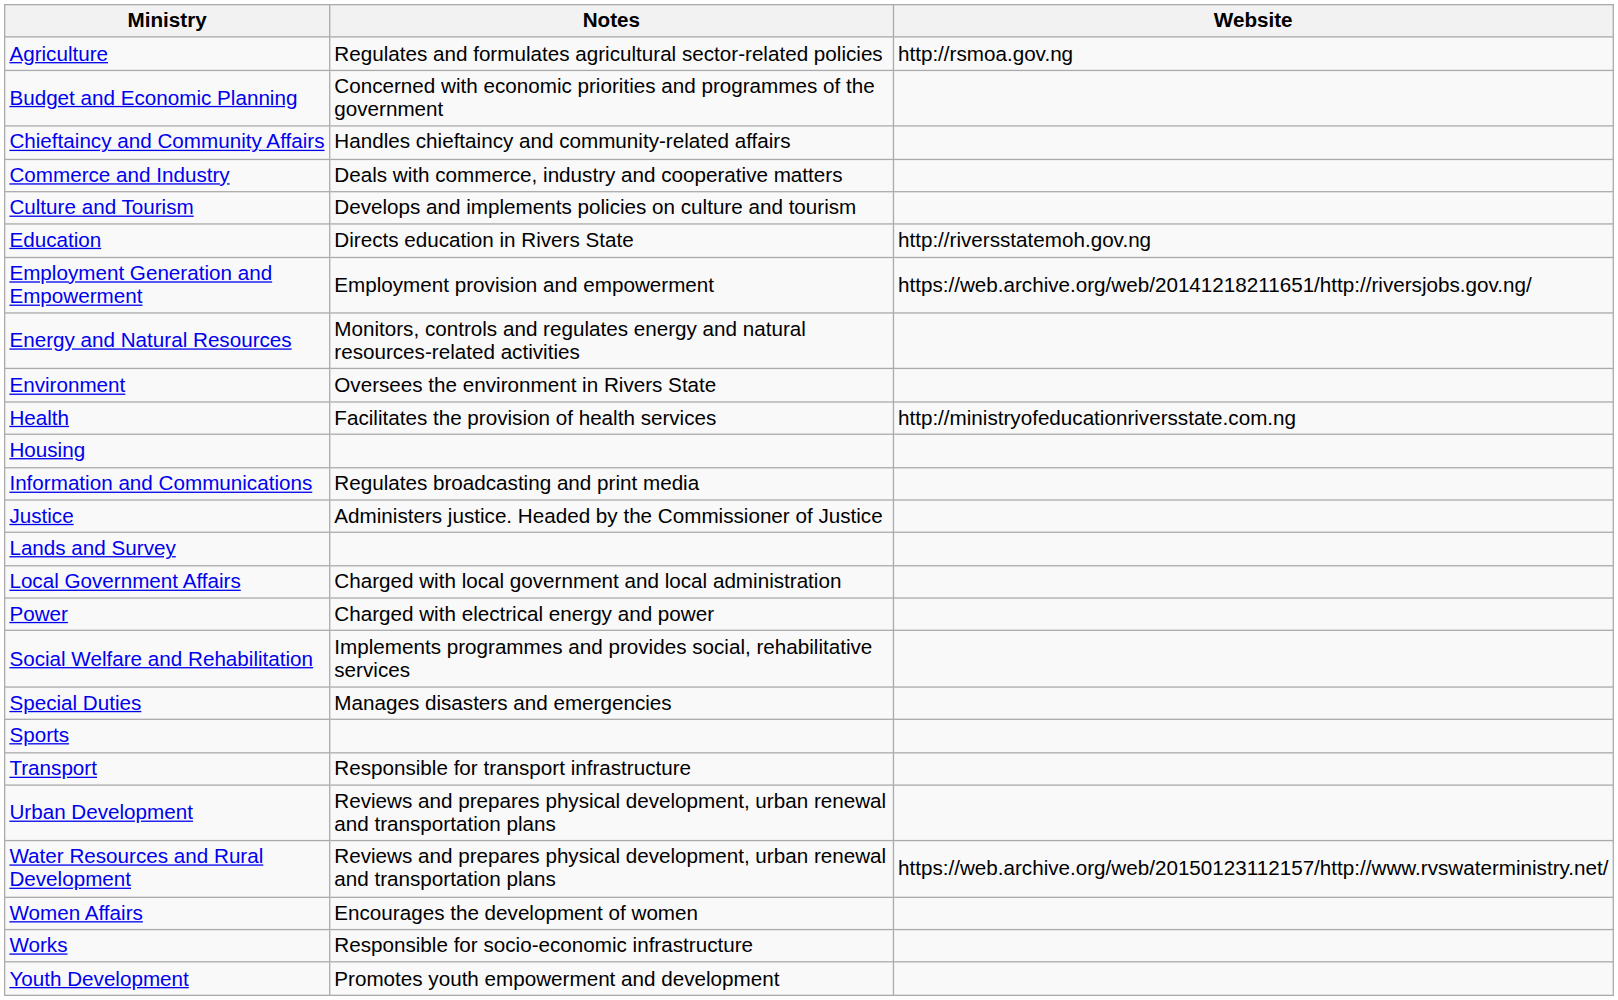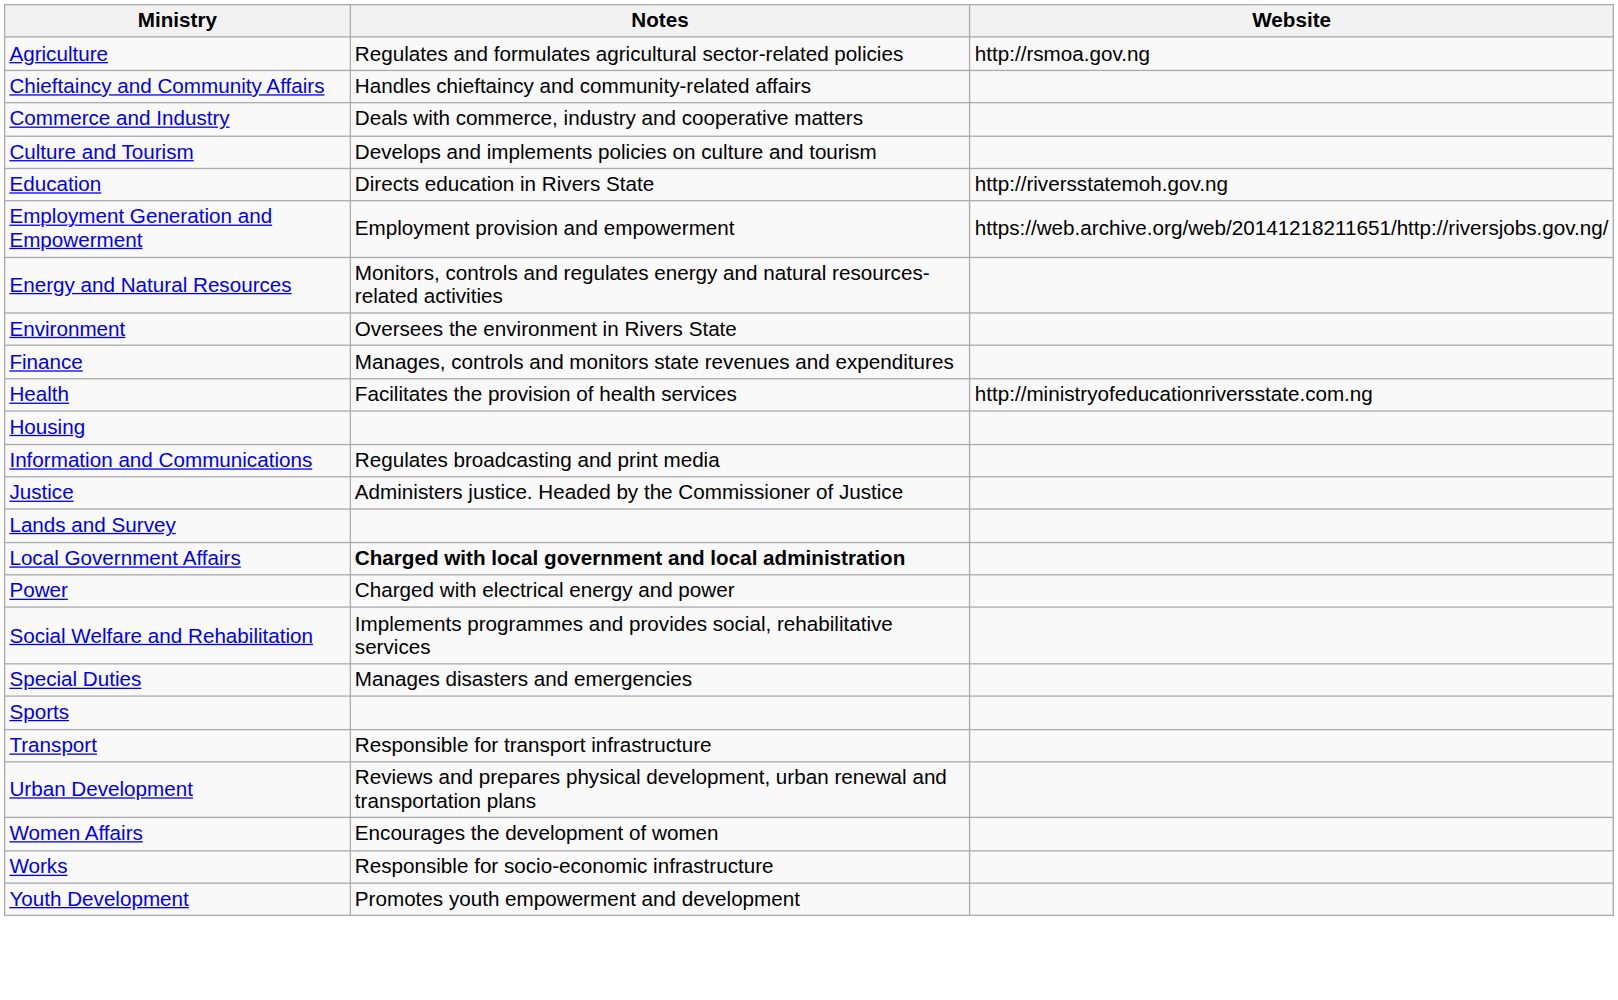- row: (153, 97)
+ row: (46, 361)
(588, 581) normal -> (630, 558) bold
- row: (136, 868)
